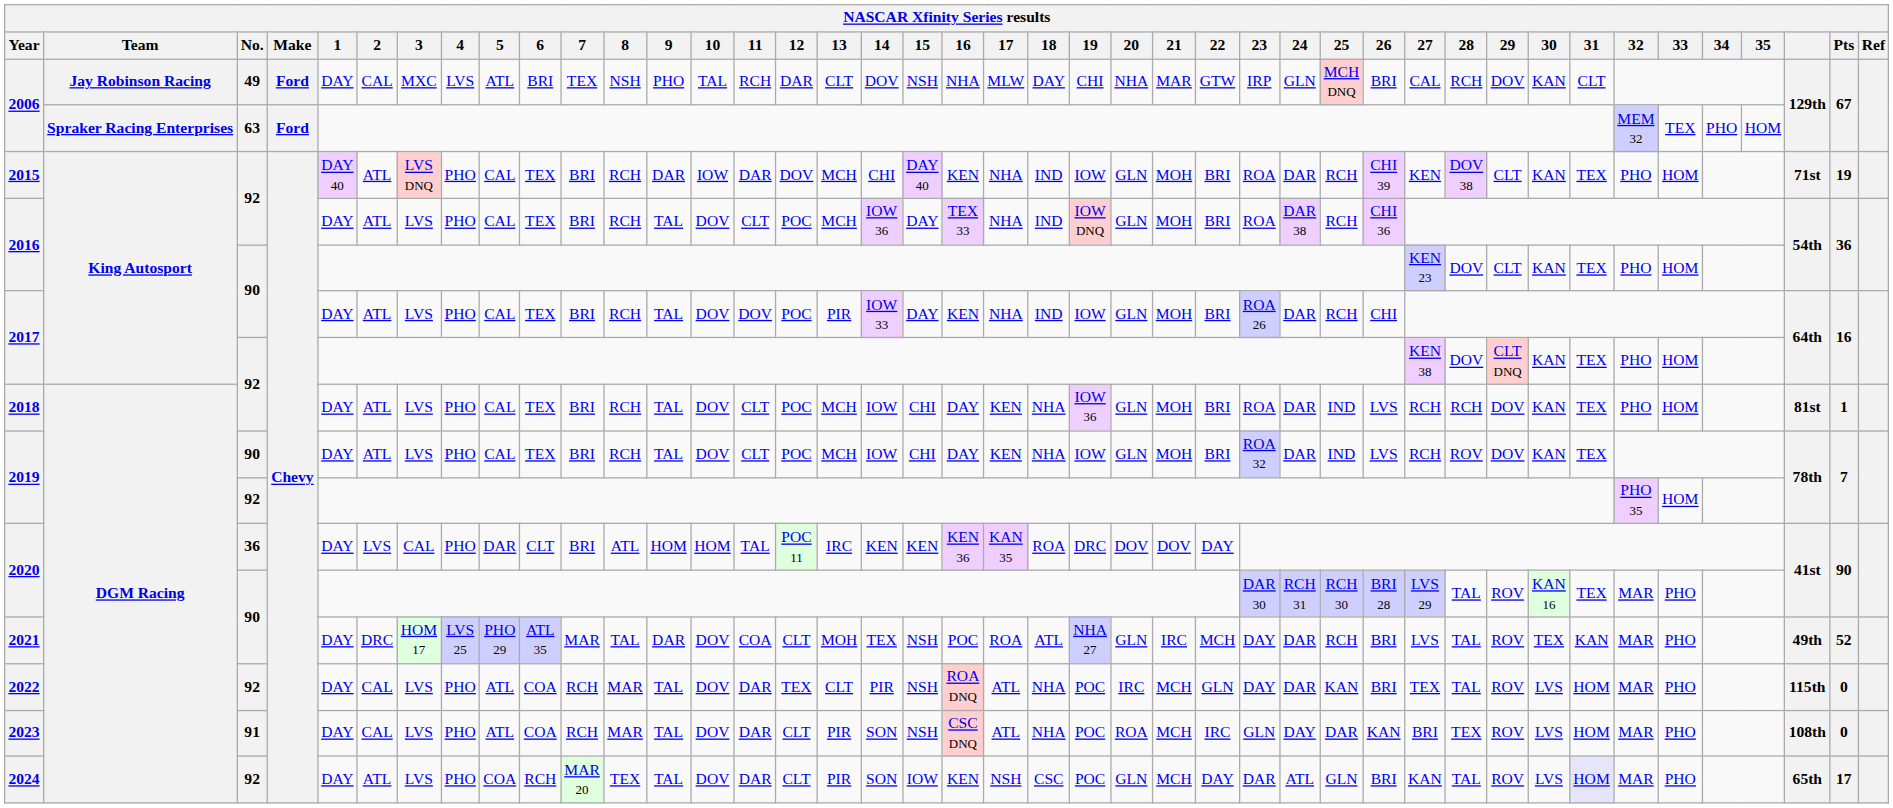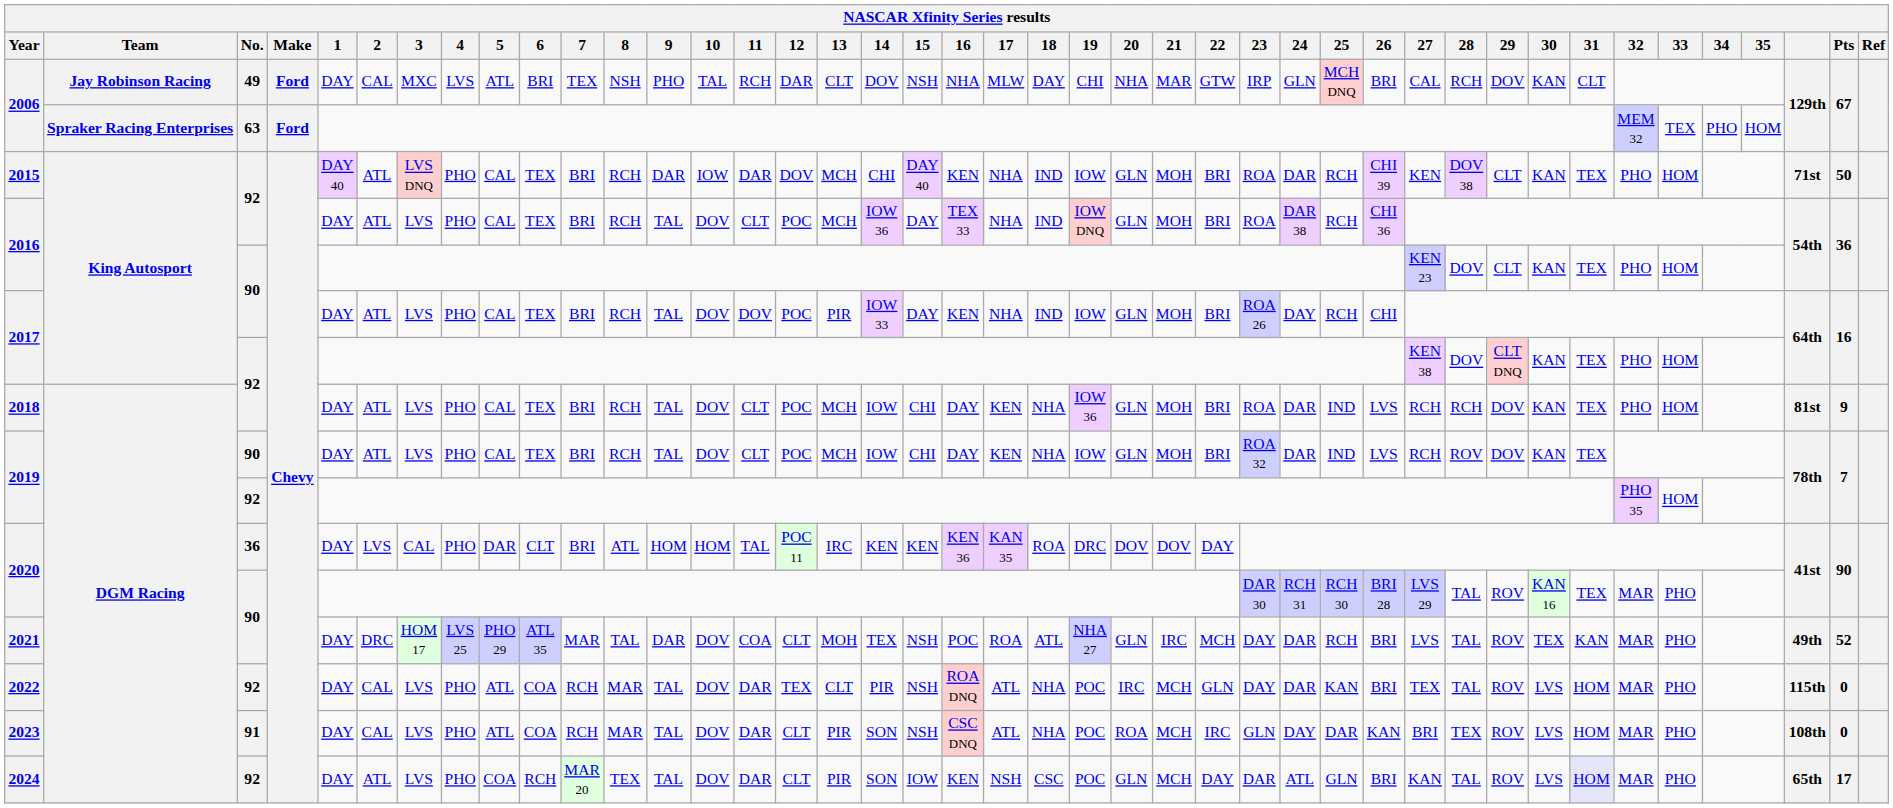(1844, 174) 19 -> (1844, 174) 50
(1300, 314) DAR -> (1300, 314) DAY
(1844, 407) 1 -> (1844, 407) 9
